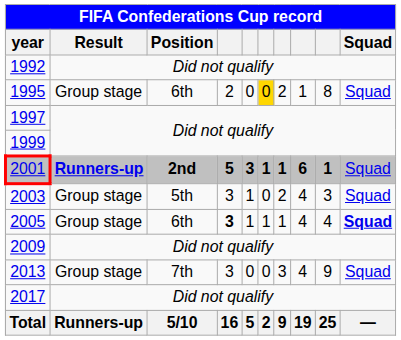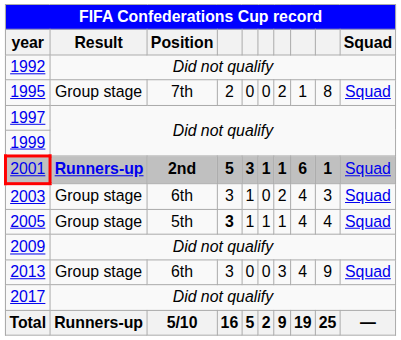(182, 92) 6th -> (182, 92) 7th
(266, 92) gold background -> (266, 92) no background
(182, 196) 5th -> (182, 196) 6th
(182, 221) 6th -> (182, 221) 5th
(368, 221) bold -> (368, 221) normal
(182, 272) 7th -> (182, 272) 6th
